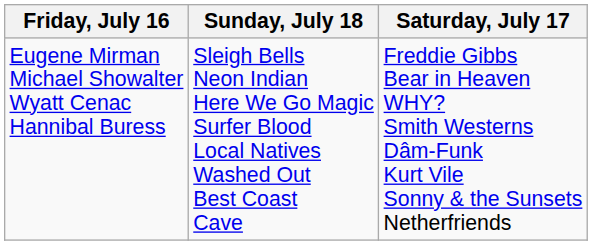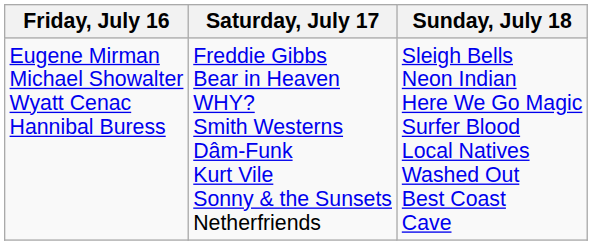columns swapped: (483, 21) <-> (284, 21)
